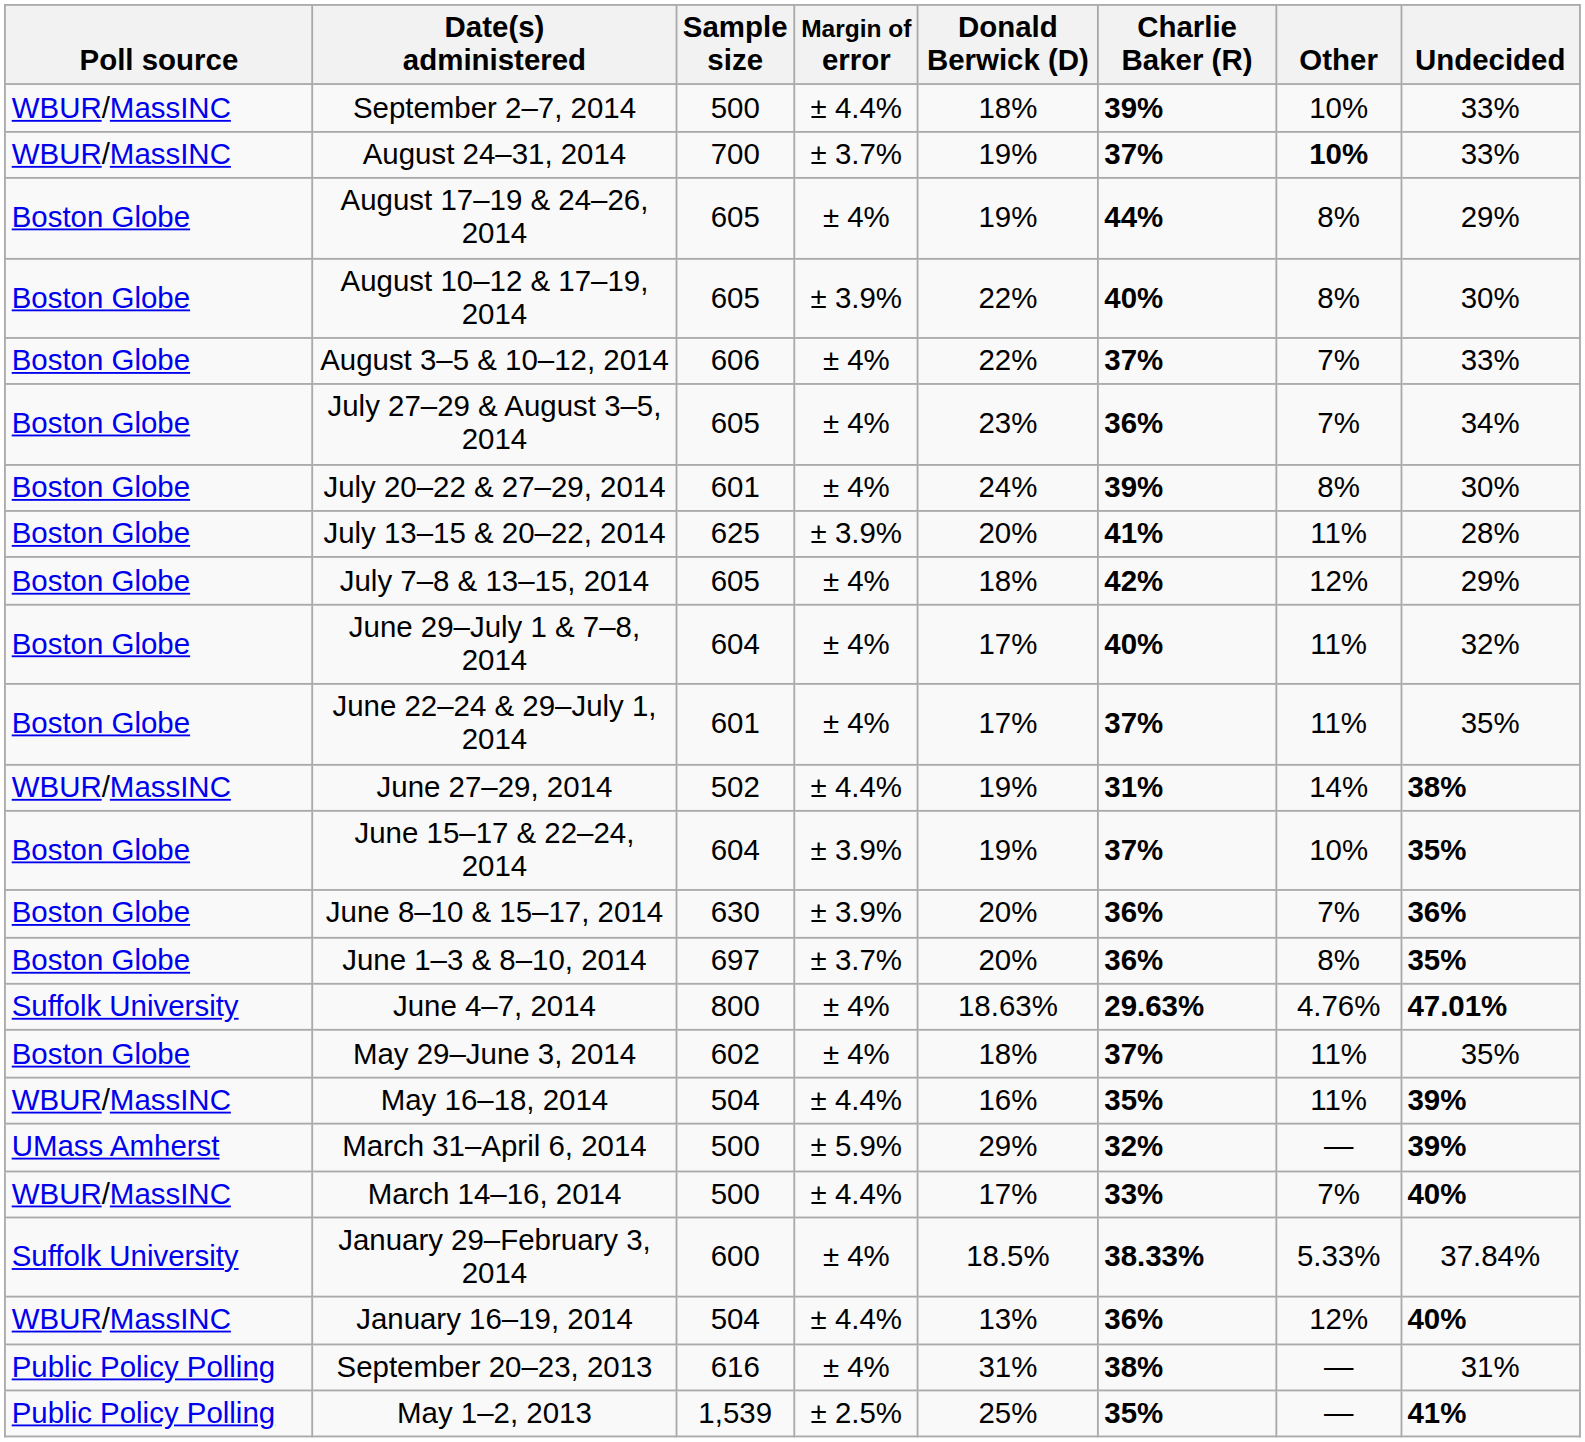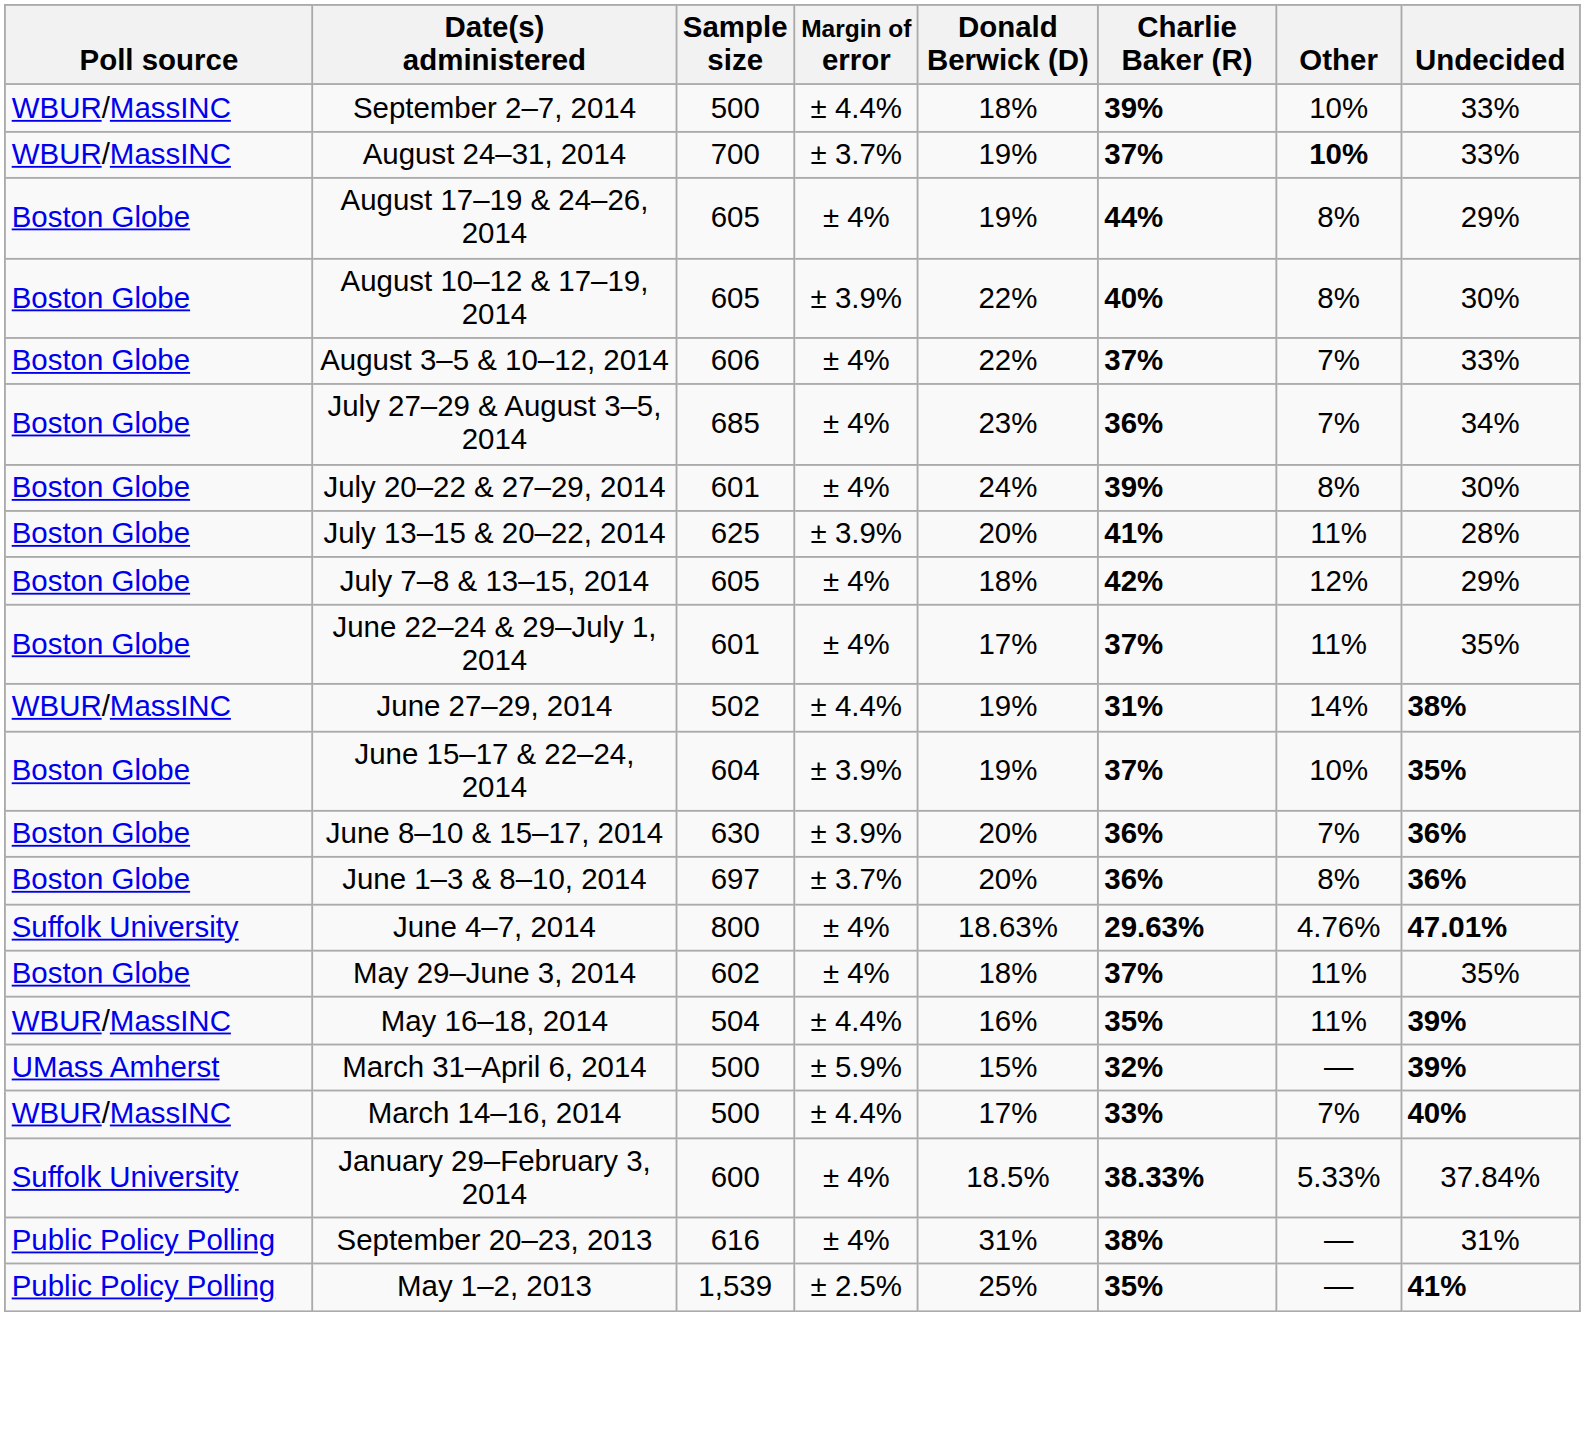(735, 423) 605 -> (735, 423) 685
- row: (494, 643)
(1437, 960) 35% -> (1437, 880) 36%
(1008, 1146) 29% -> (1008, 1066) 15%
- row: (494, 1319)
